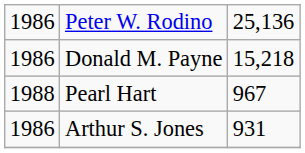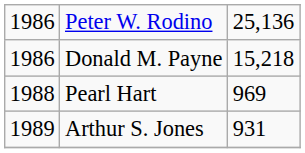(250, 93) 967 -> (250, 93) 969
(32, 128) 1986 -> (32, 128) 1989
